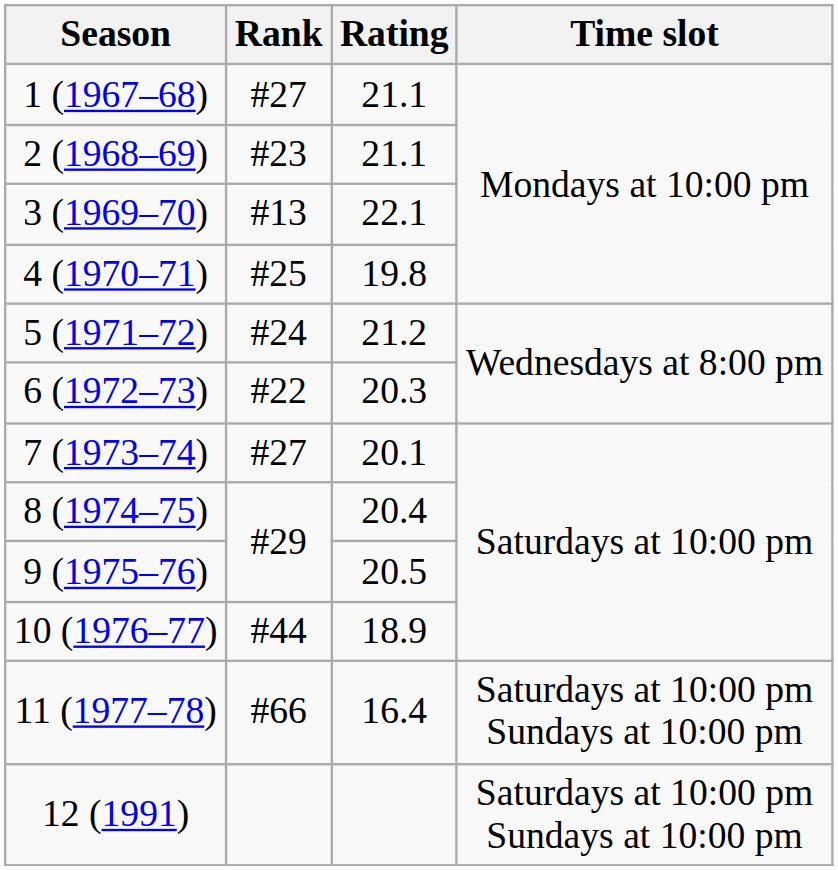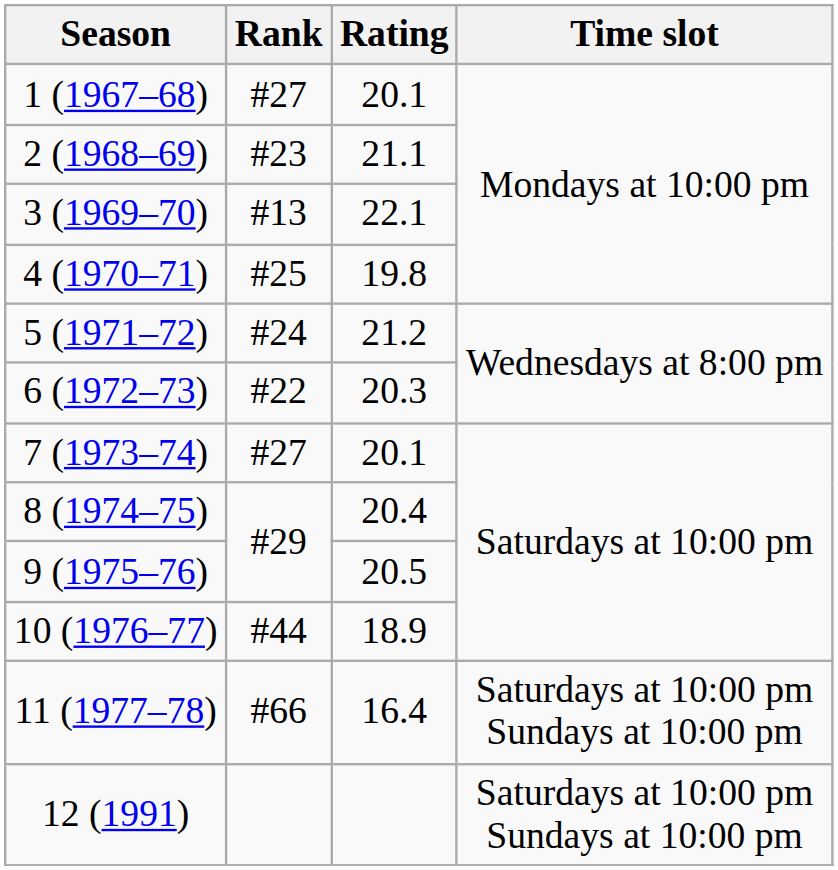(394, 93) 21.1 -> (394, 93) 20.1
